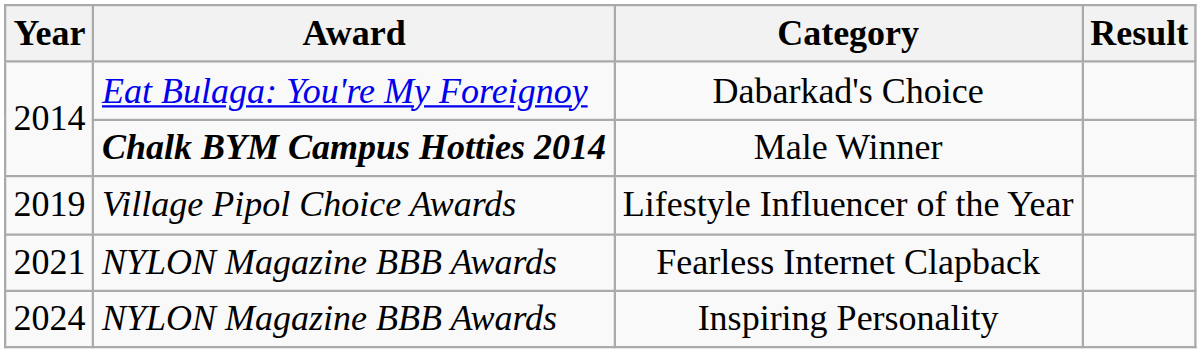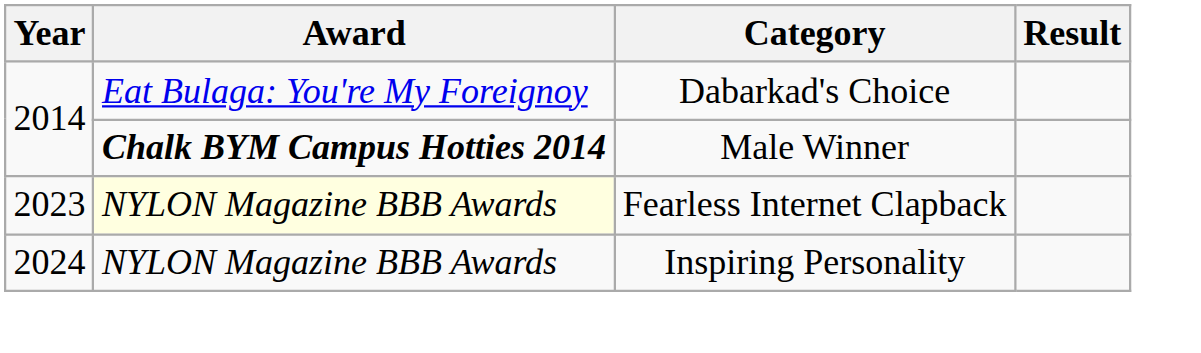- row: (848, 204)
(49, 261) 2021 -> (49, 204) 2023
(330, 261) no background -> (330, 204) lightyellow background
